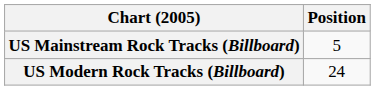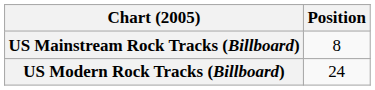(337, 44) 5 -> (337, 44) 8
